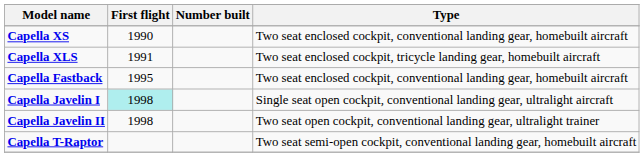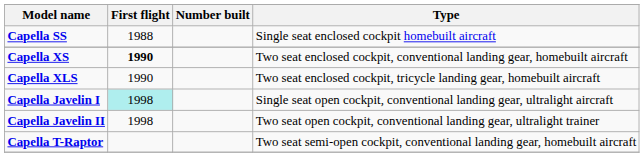+ row: (37, 36)
(140, 36) normal -> (140, 57) bold
(140, 57) 1991 -> (140, 78) 1990
- row: (55, 78)
